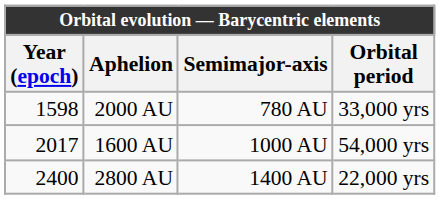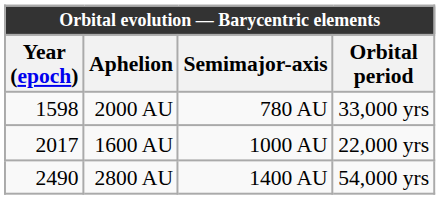(384, 143) 54,000 yrs -> (384, 143) 22,000 yrs
(57, 177) 2400 -> (57, 177) 2490
(384, 177) 22,000 yrs -> (384, 177) 54,000 yrs
